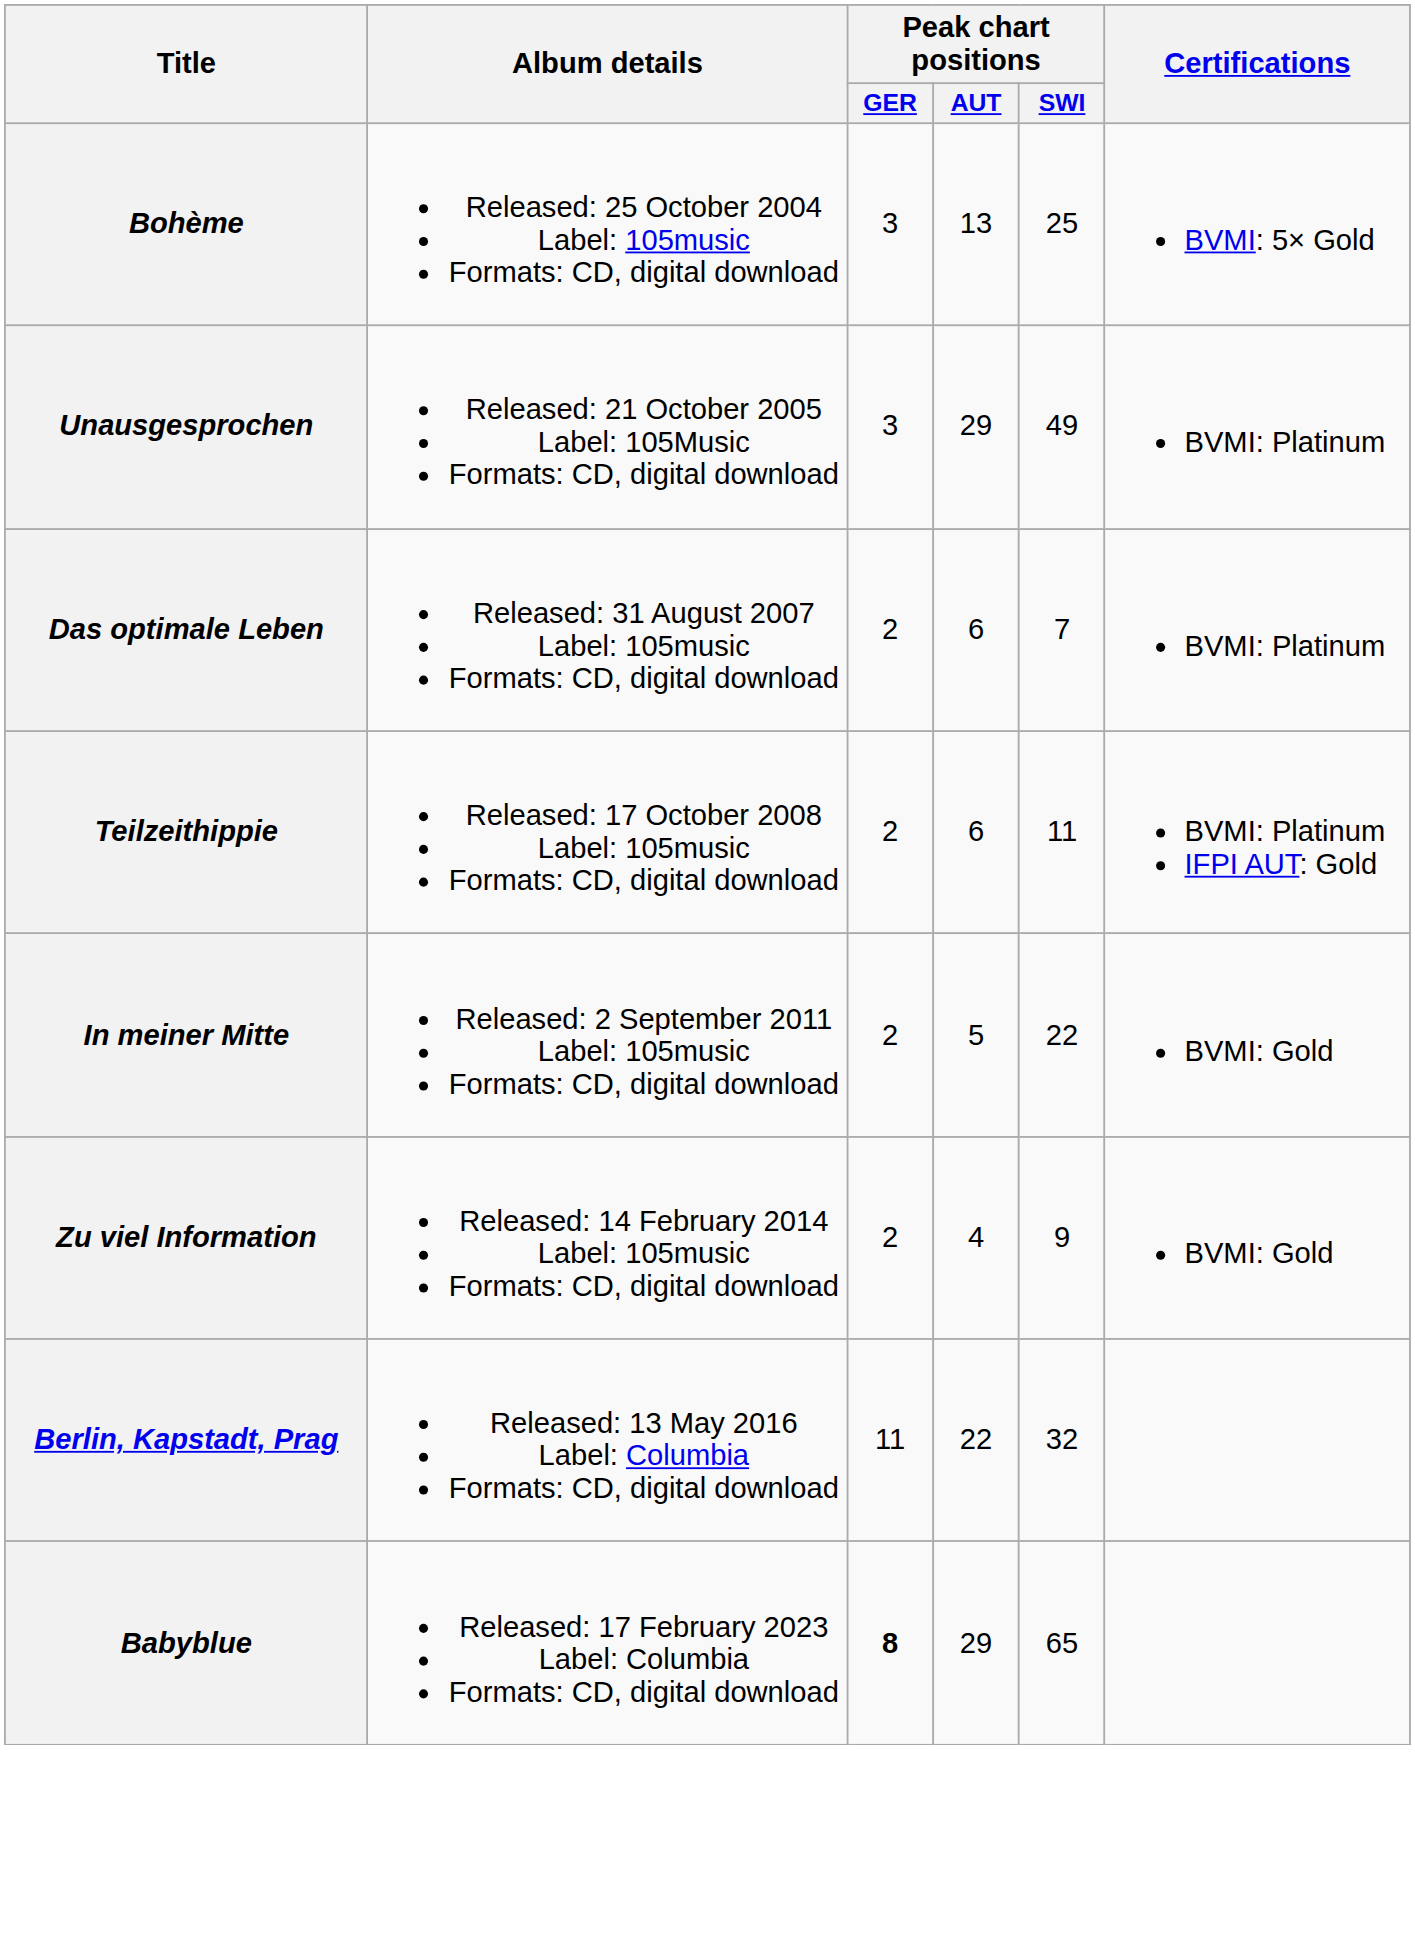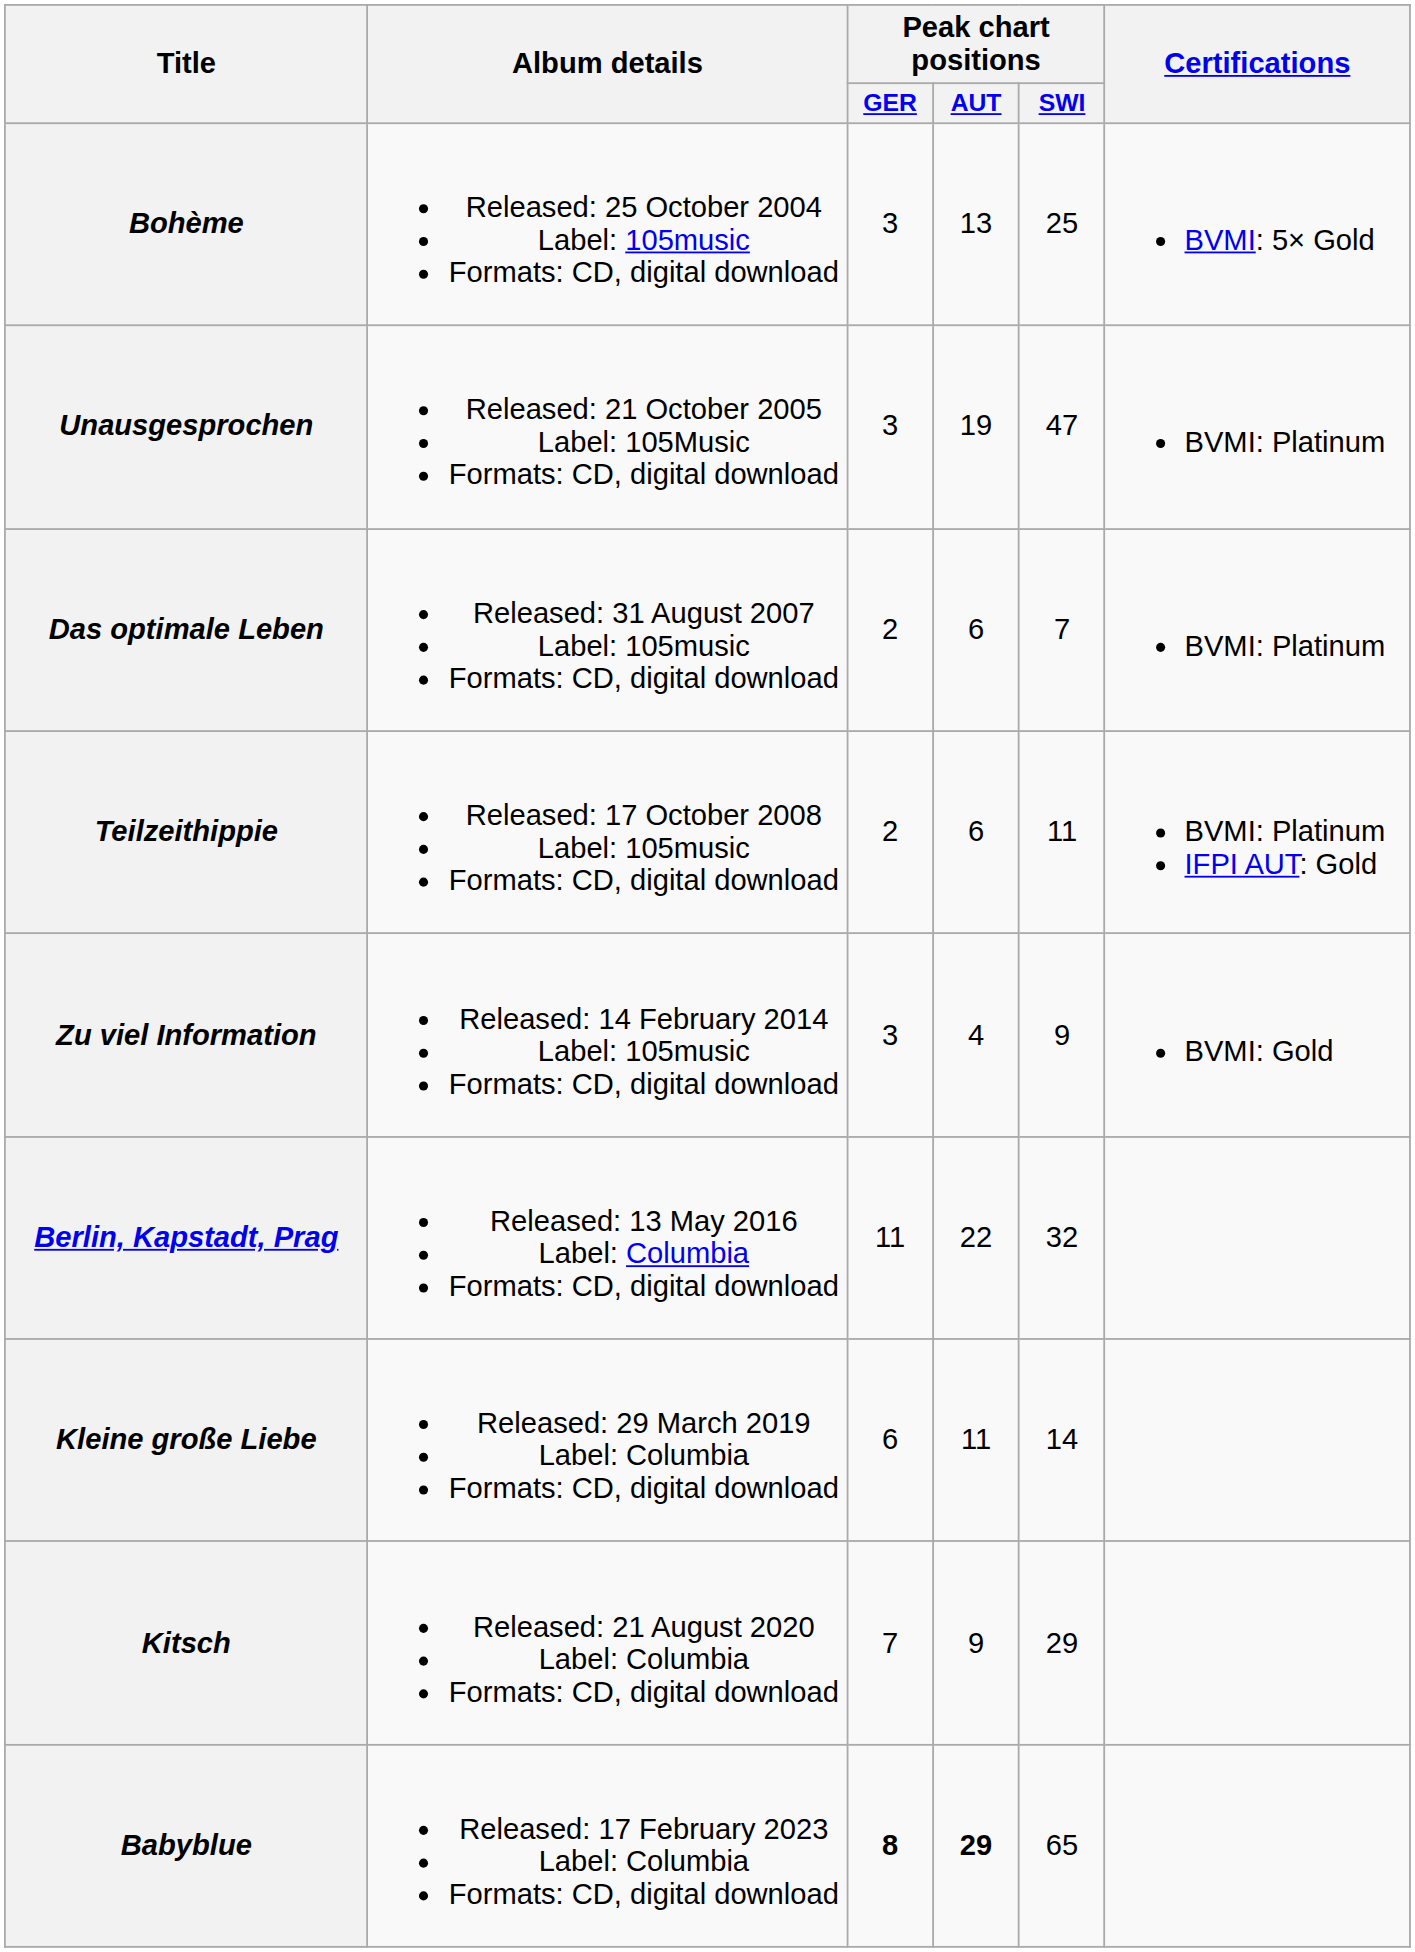(976, 426) 29 -> (976, 426) 19
(1062, 426) 49 -> (1062, 426) 47
- row: (186, 1034)
(890, 1237) 2 -> (890, 1034) 3
+ row: (186, 1440)
+ row: (186, 1642)
(976, 1642) normal -> (976, 1845) bold
